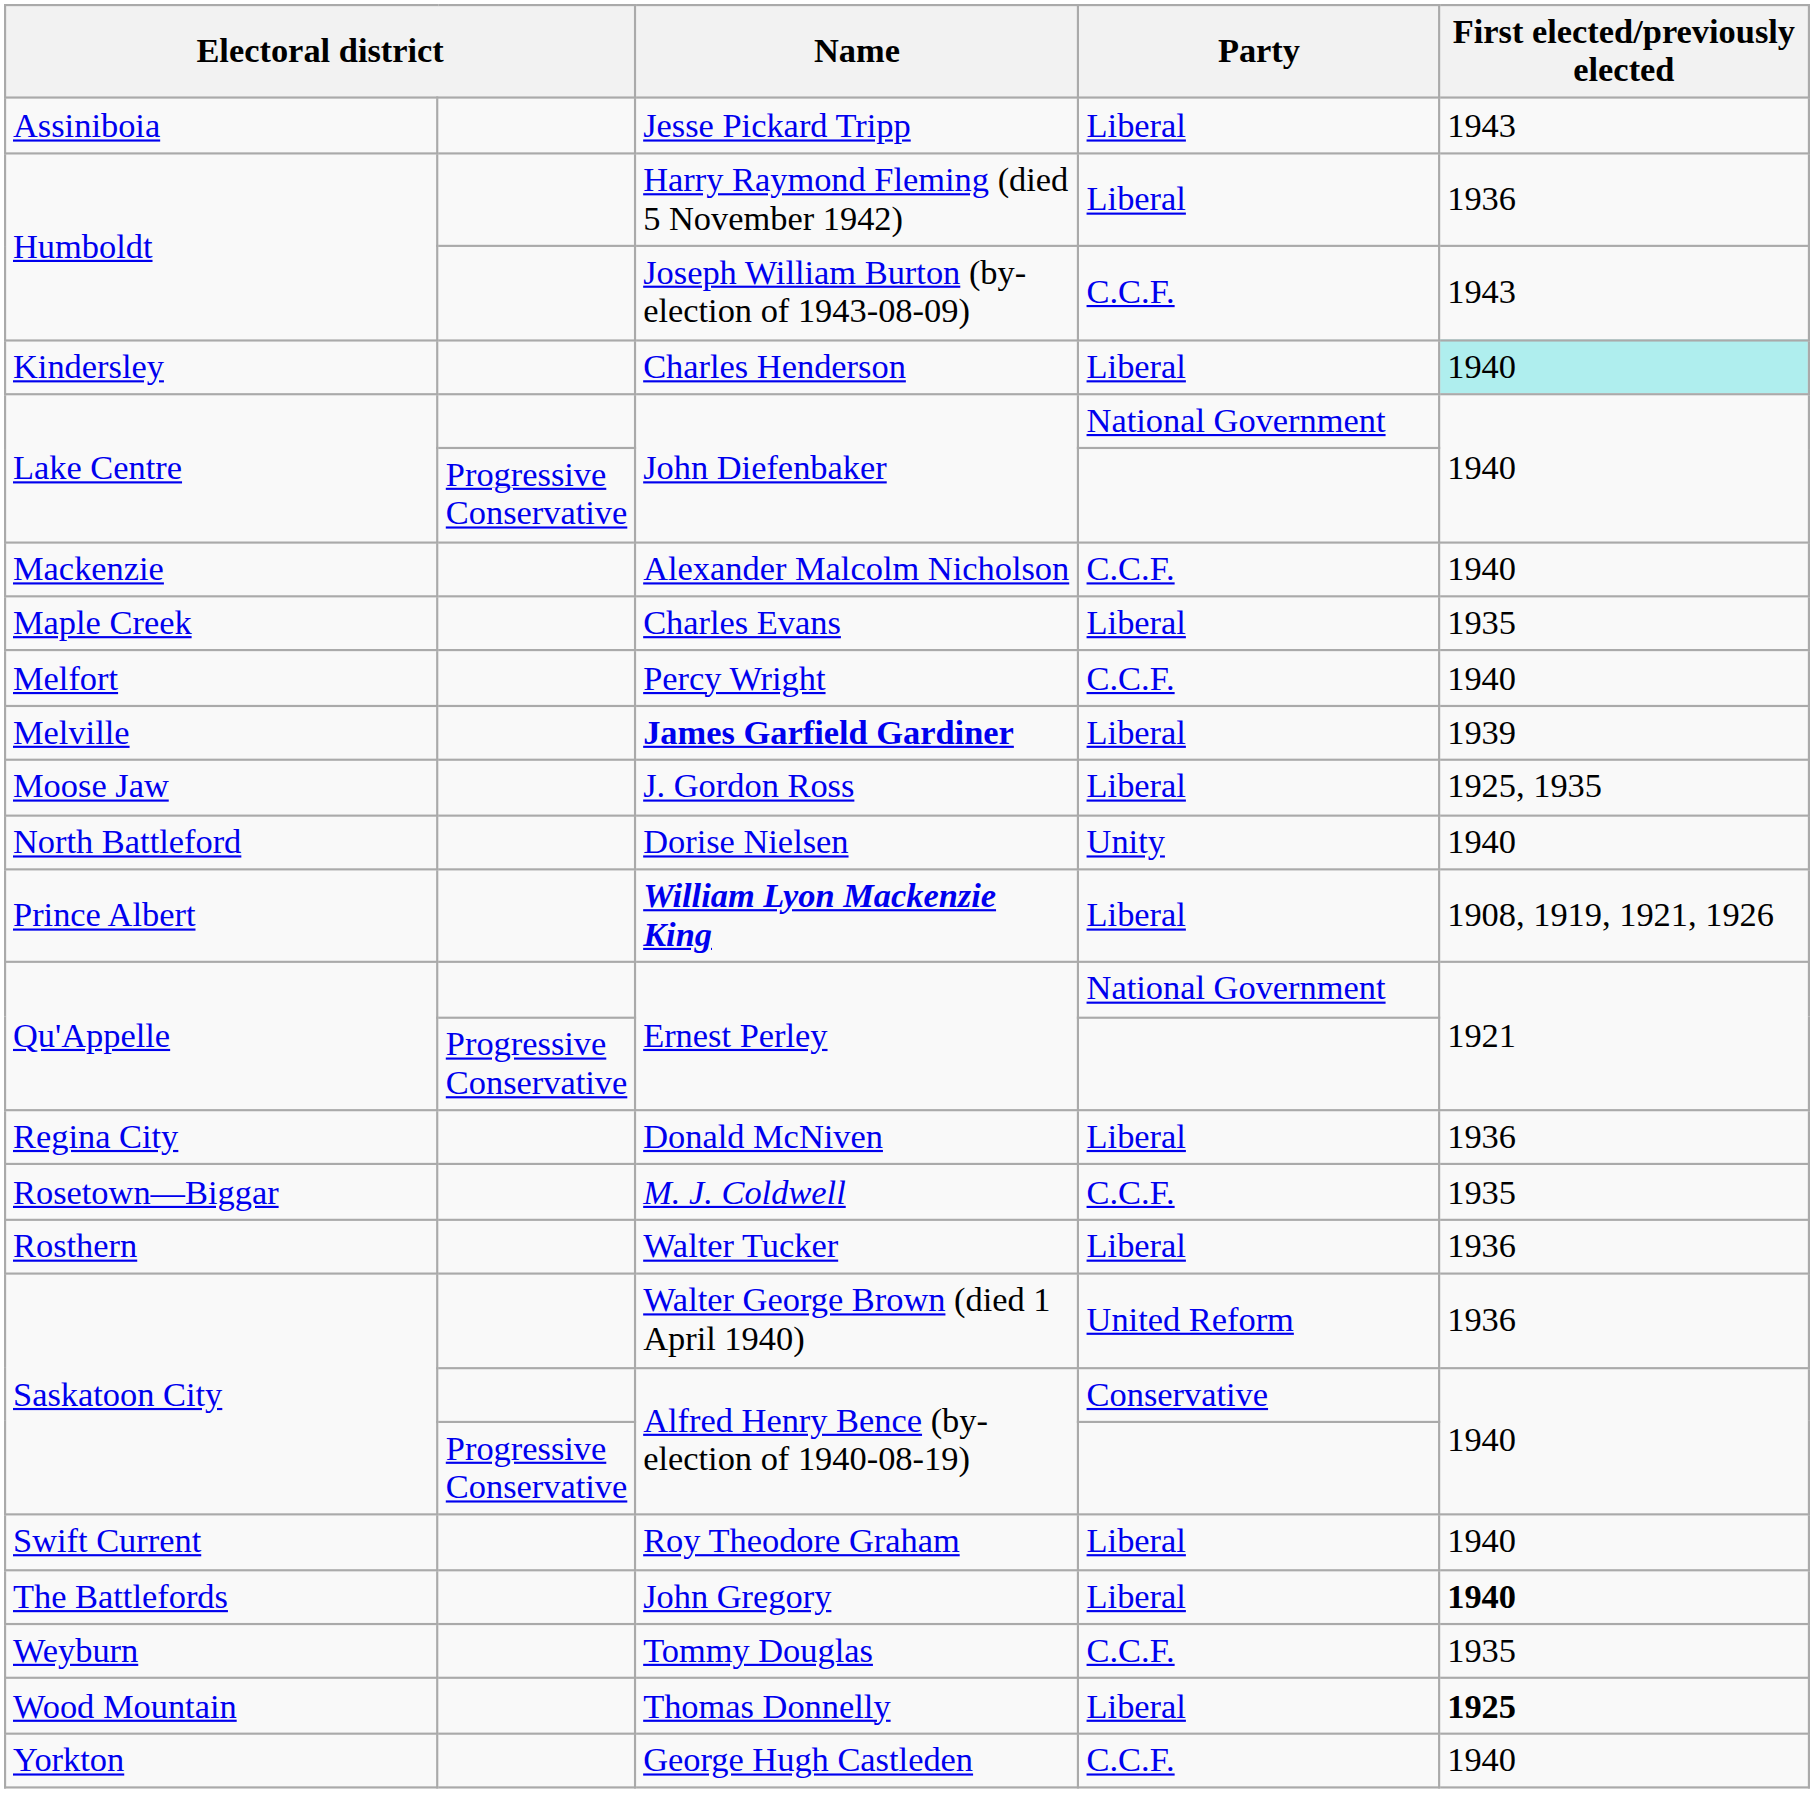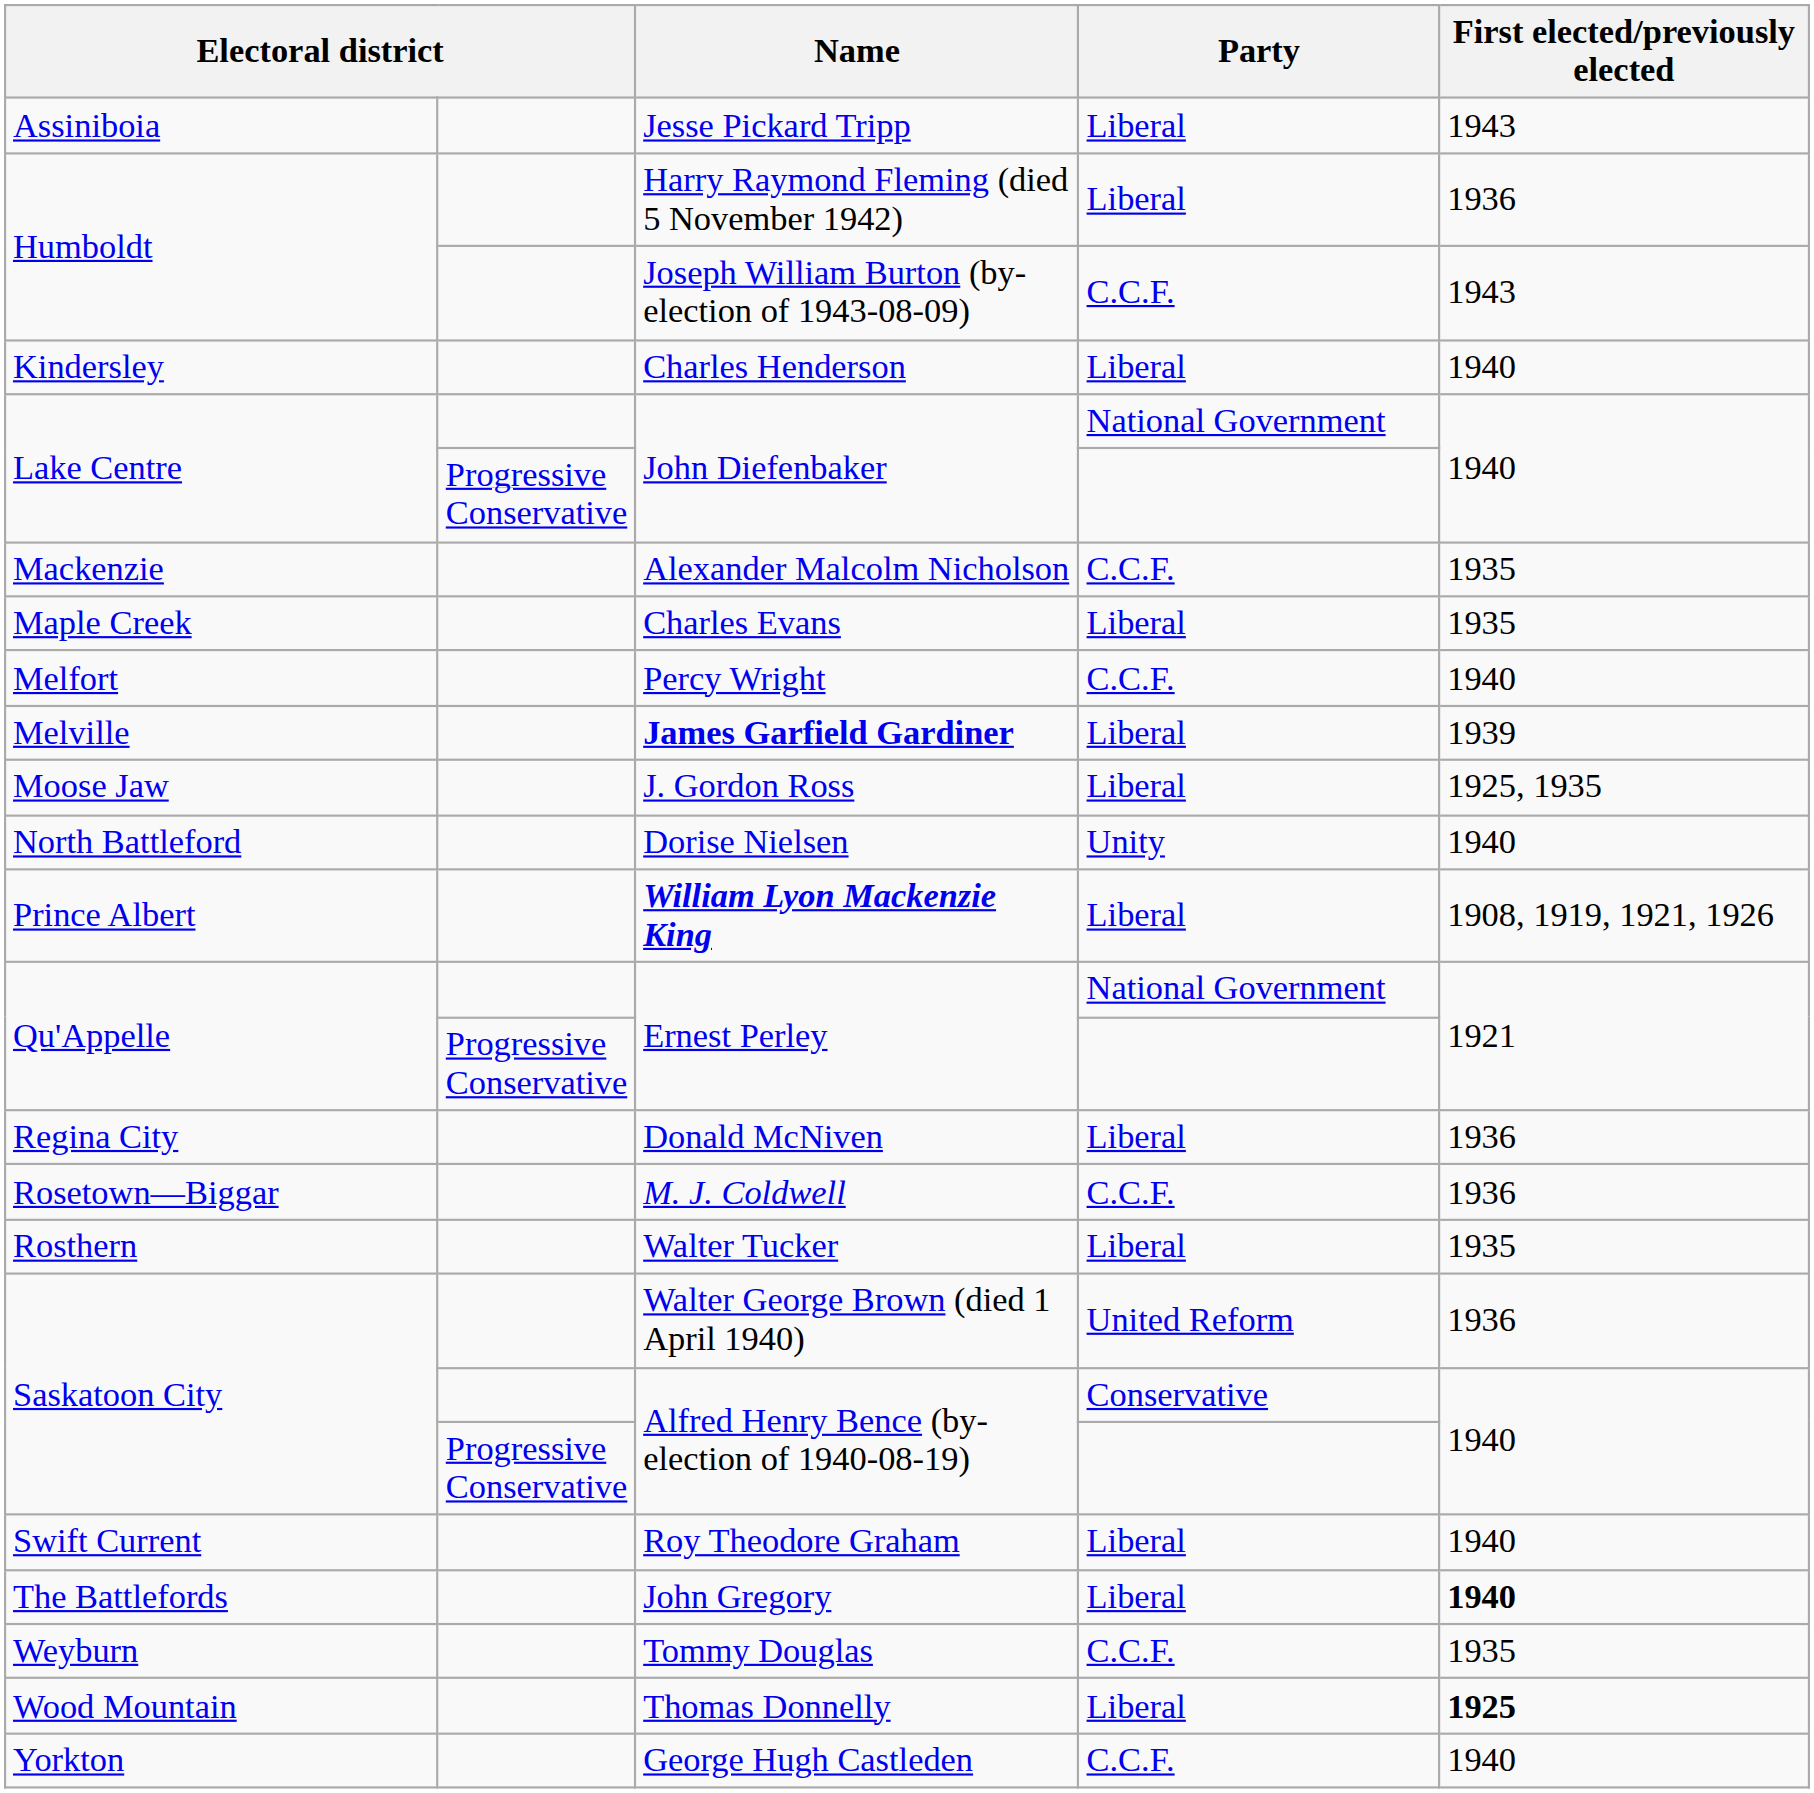(1482, 366) paleturquoise background -> (1482, 366) no background
(1482, 568) 1940 -> (1482, 568) 1935
(1482, 1191) 1935 -> (1482, 1191) 1936
(1482, 1245) 1936 -> (1482, 1245) 1935
